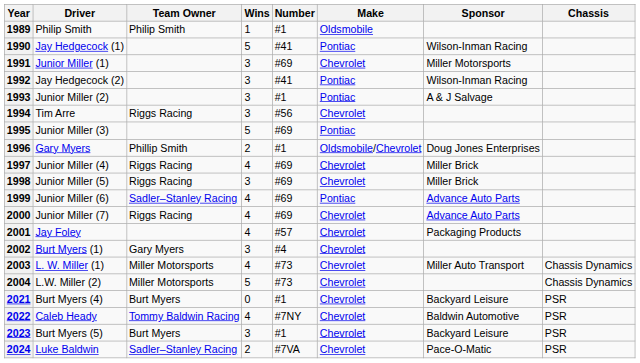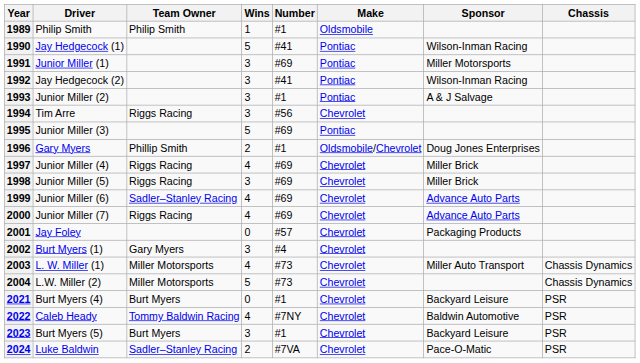(343, 63) Chevrolet -> (338, 63) Pontiac
(338, 198) Pontiac -> (343, 198) Chevrolet
(247, 232) 4 -> (247, 232) 0
